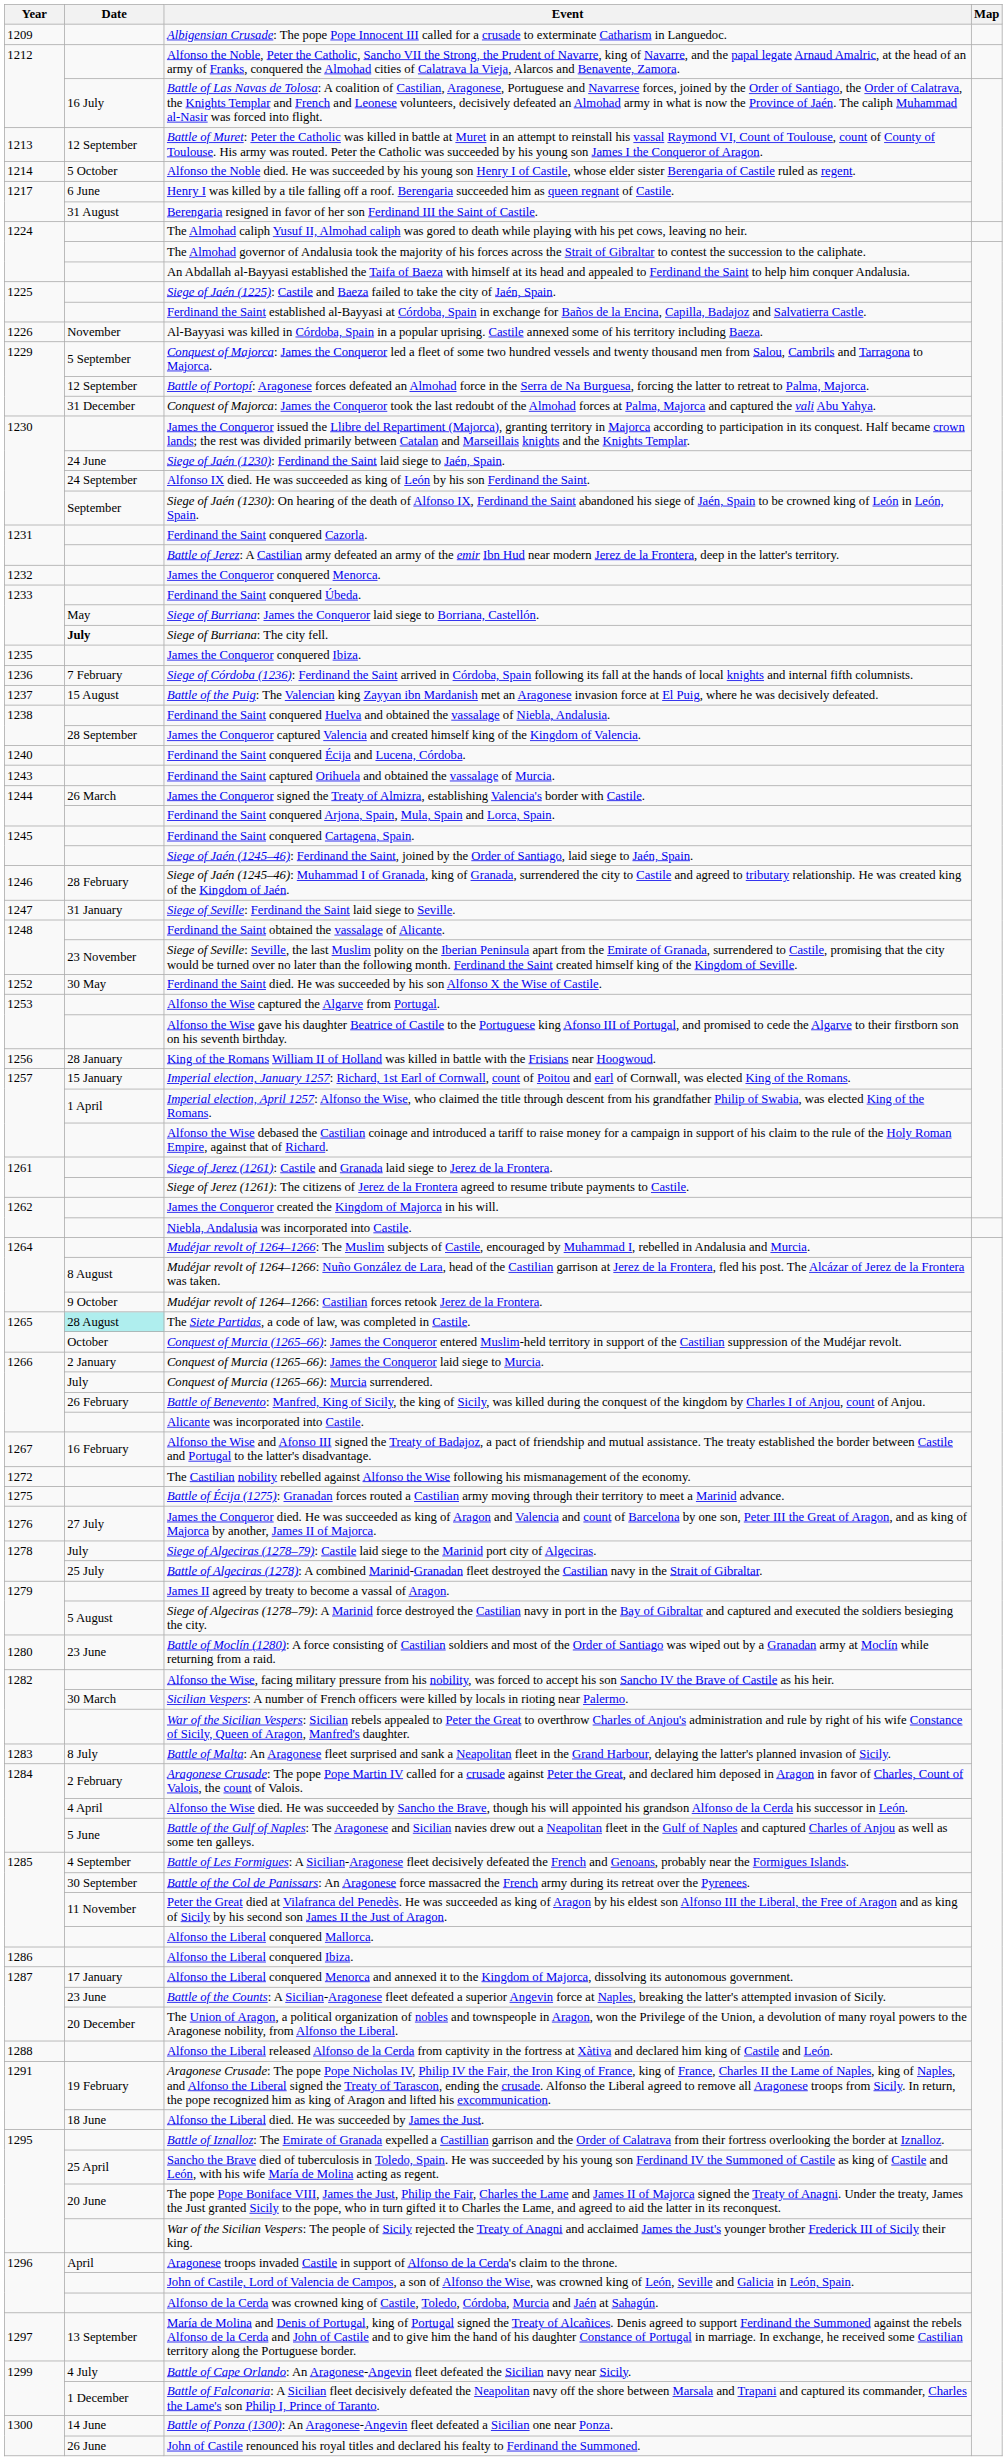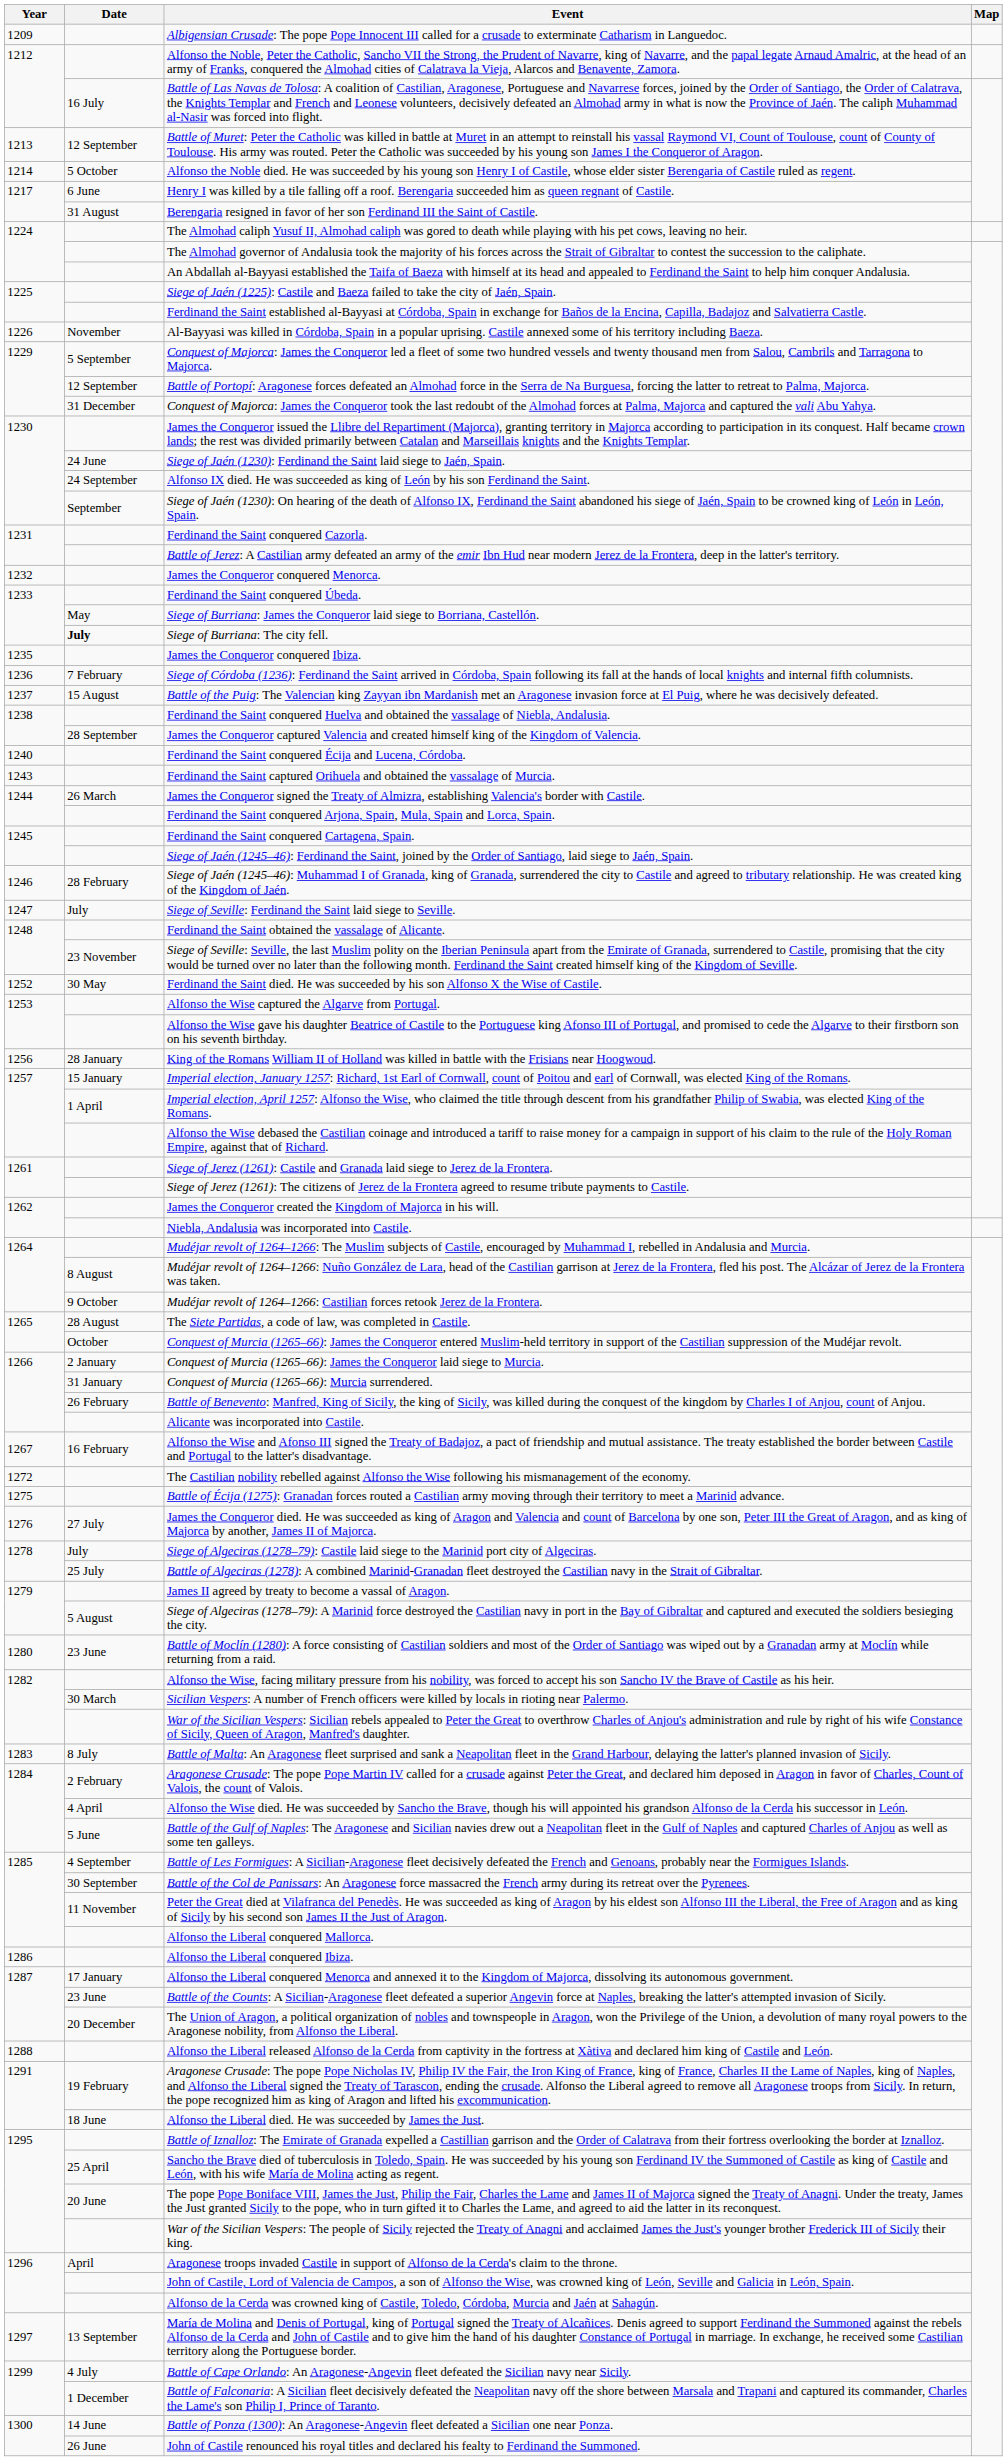(95, 910) 31 January -> (78, 910) July
(93, 1321) paleturquoise background -> (93, 1321) no background
(78, 1382) July -> (95, 1382) 31 January
